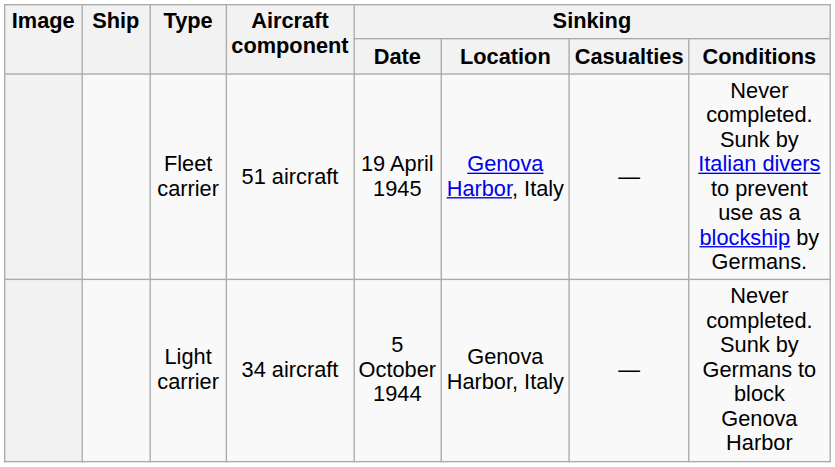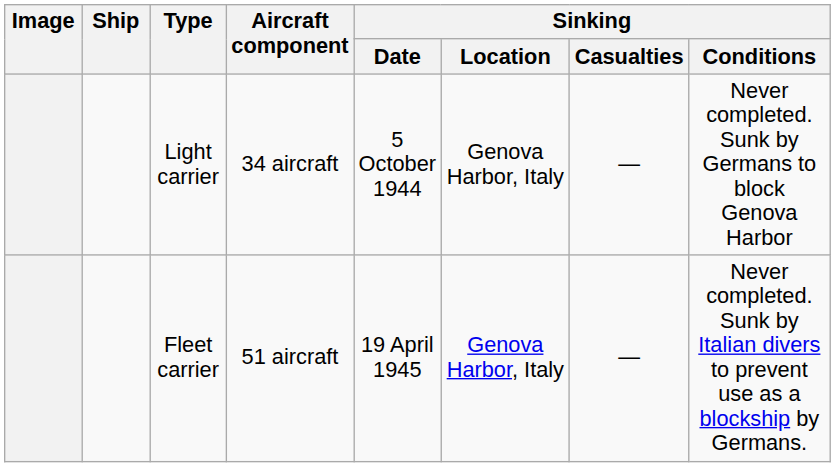rows swapped: (188, 176) <-> (188, 370)
